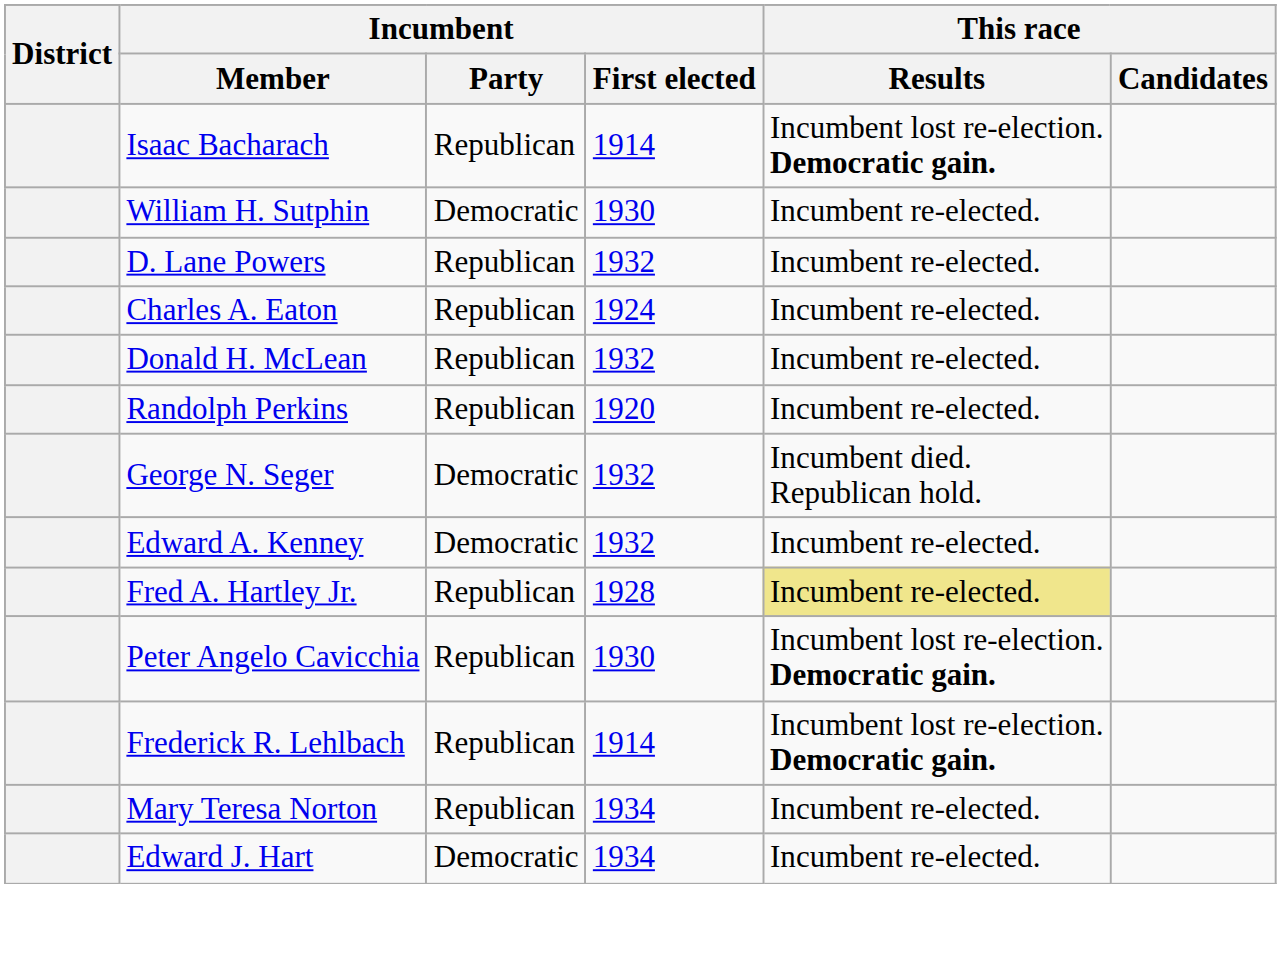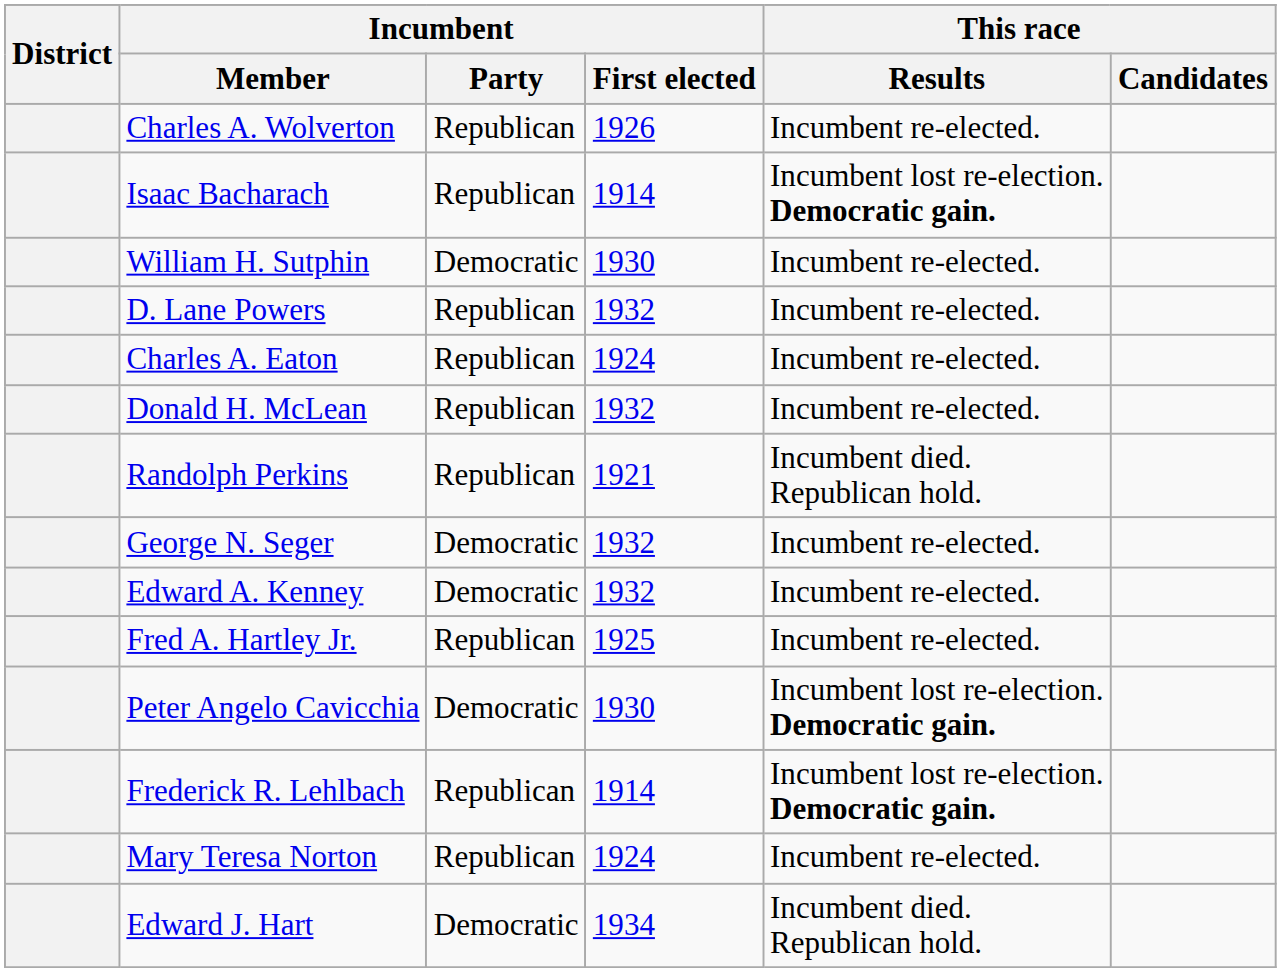+ row: (261, 127)
(624, 408) 1920 -> (624, 475) 1921
(905, 408) Incumbent re-elected. -> (876, 475) Incumbent died. Republican hold.
(876, 475) Incumbent died. Republican hold. -> (905, 542) Incumbent re-elected.
(624, 591) 1928 -> (624, 640) 1925
(905, 591) khaki background -> (905, 640) no background
(504, 657) Republican -> (506, 707) Democratic
(624, 808) 1934 -> (624, 857) 1924
(905, 857) Incumbent re-elected. -> (876, 924) Incumbent died. Republican hold.
